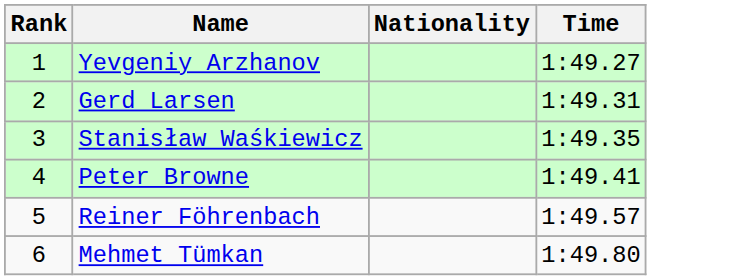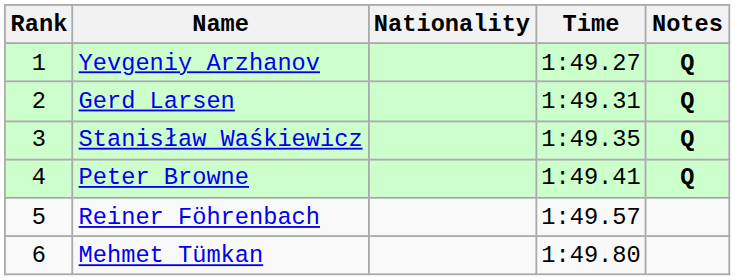+ column: (687, 24)
